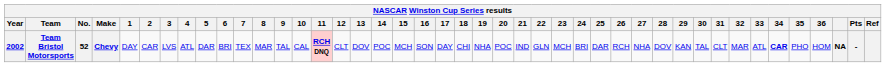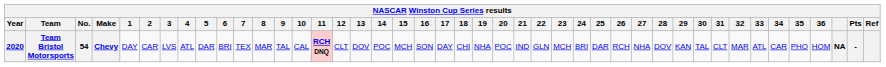(15, 46) 2002 -> (15, 46) 2020
(84, 46) 52 -> (84, 46) 54
(779, 46) bold -> (779, 46) normal
